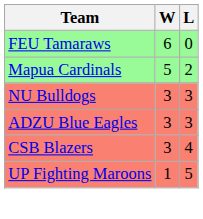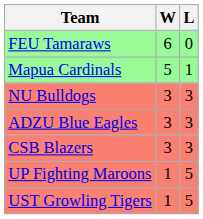(189, 69) 2 -> (189, 69) 1
(189, 148) 4 -> (189, 148) 3
+ row: (80, 200)
